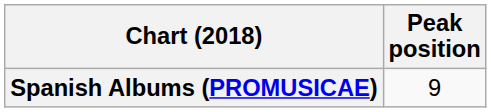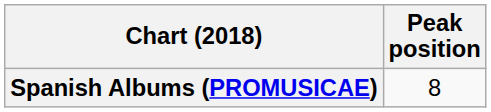(435, 87) 9 -> (435, 87) 8
